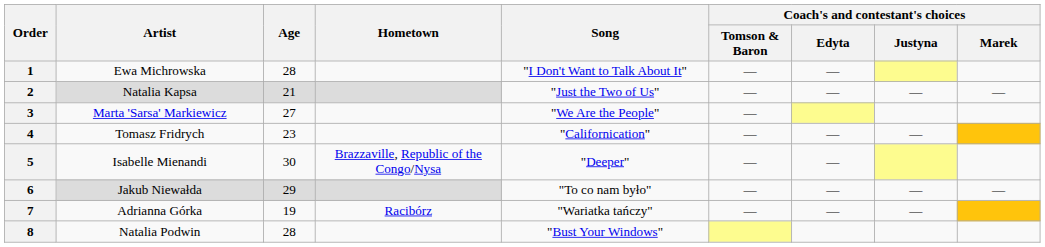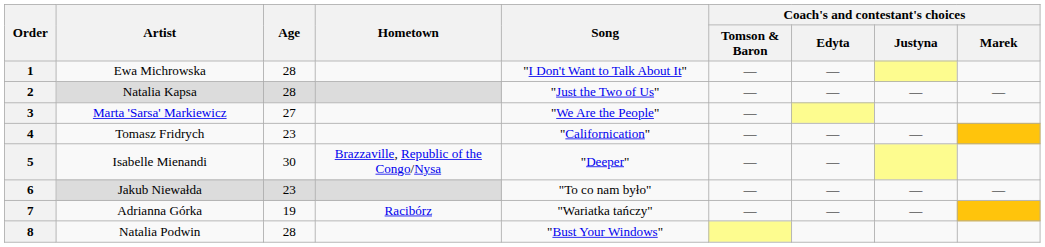(289, 92) 21 -> (289, 92) 28
(289, 190) 29 -> (289, 190) 23
